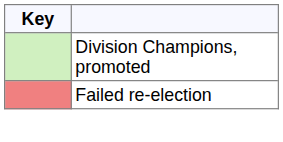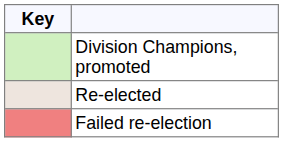+ row: (118, 95)
